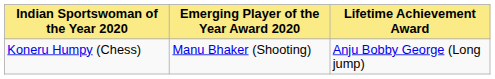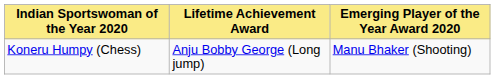columns swapped: (410, 21) <-> (250, 21)
